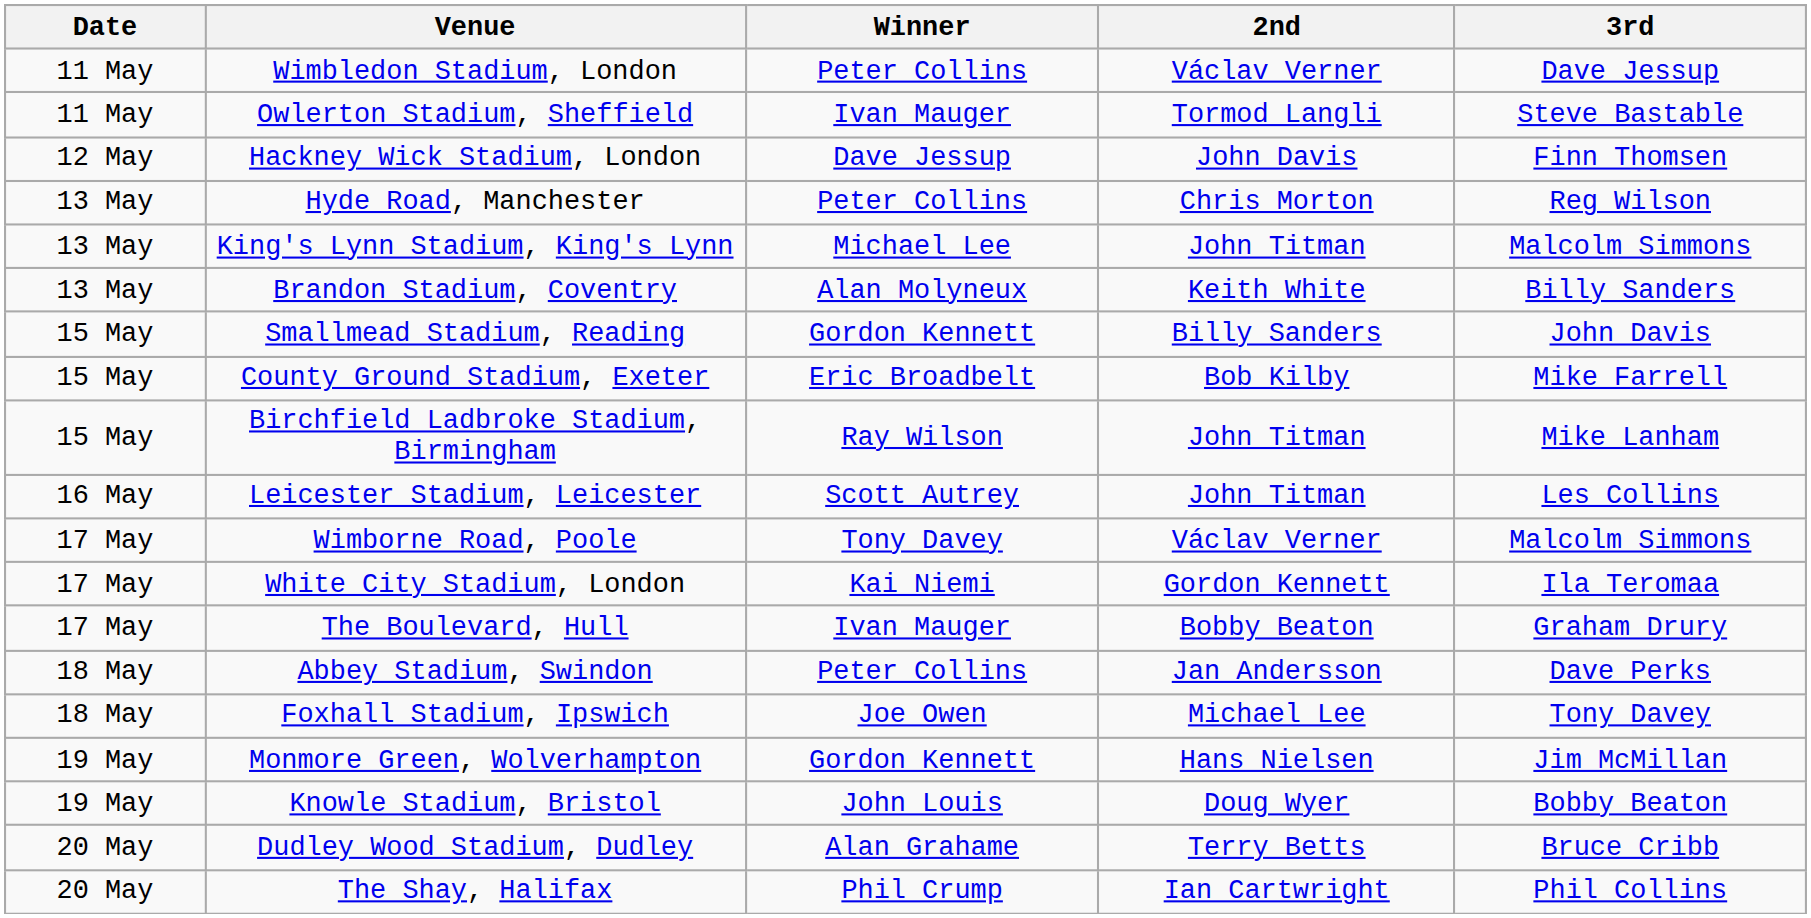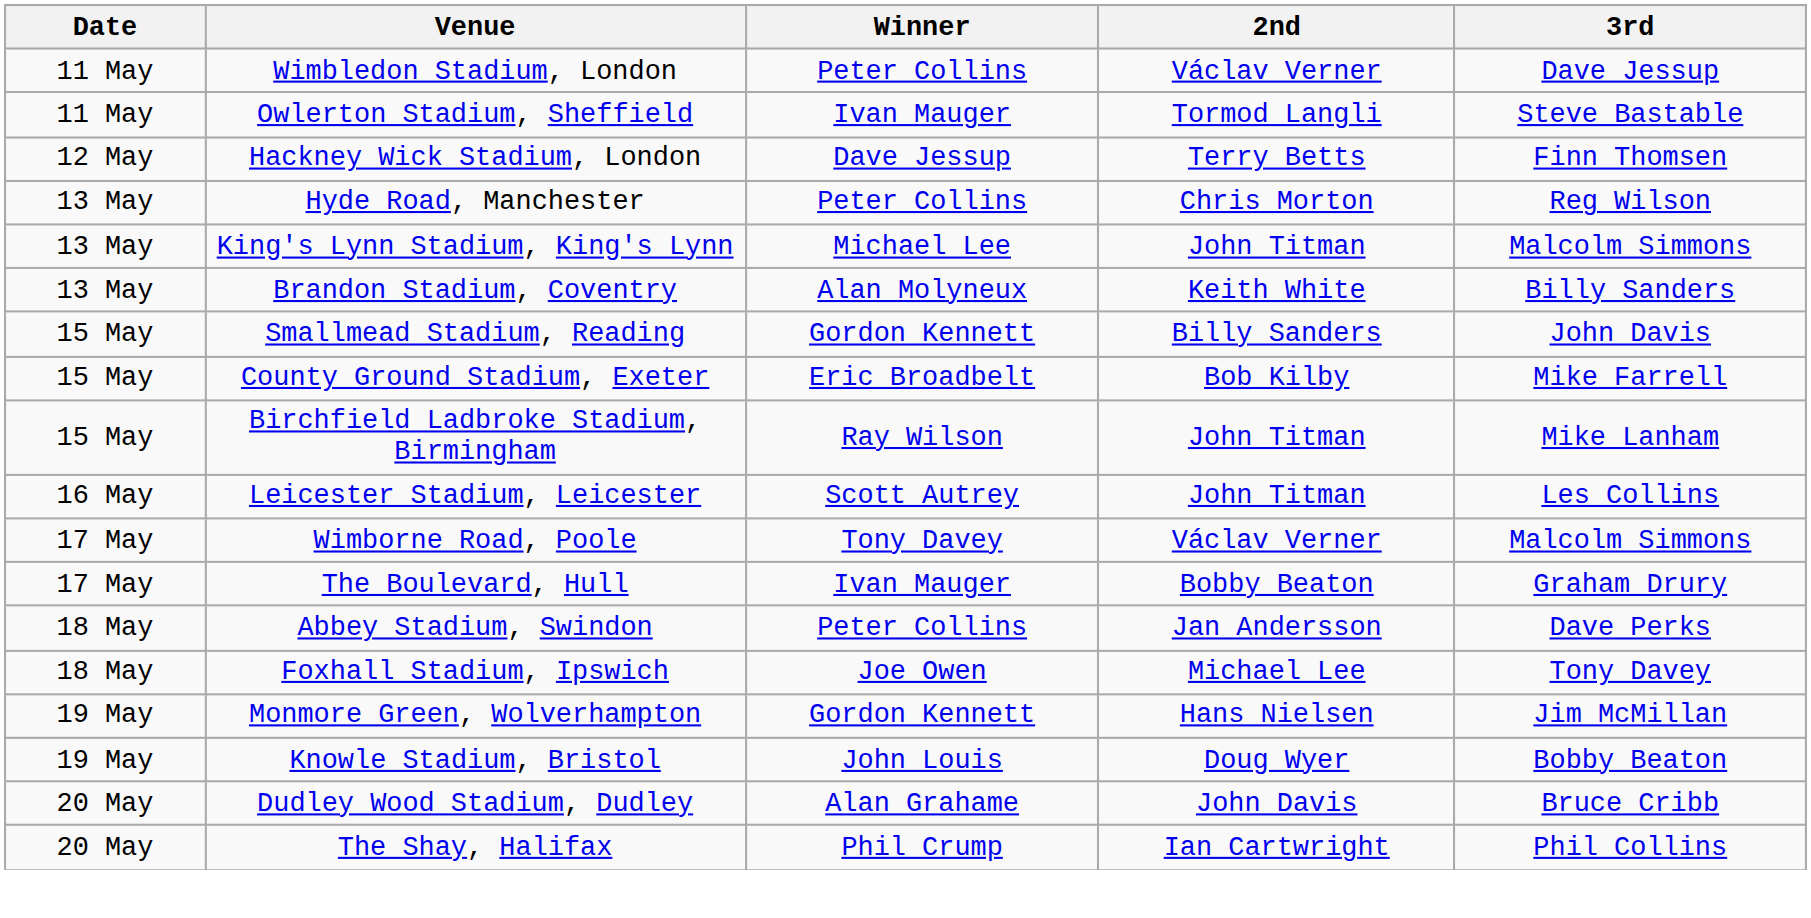(1277, 159) John Davis -> (1277, 159) Terry Betts
- row: (475, 584)
(1277, 847) Terry Betts -> (1277, 804) John Davis
